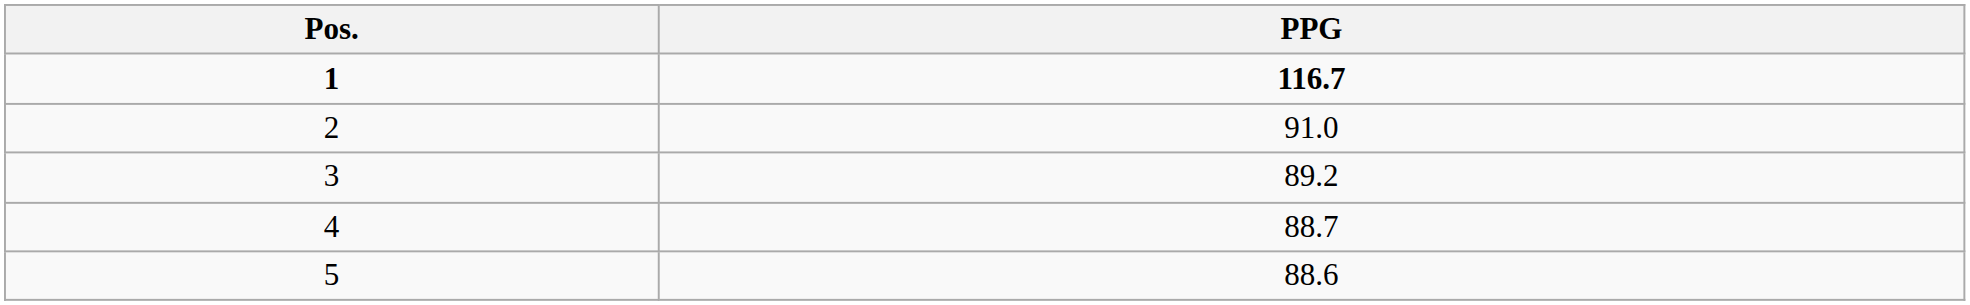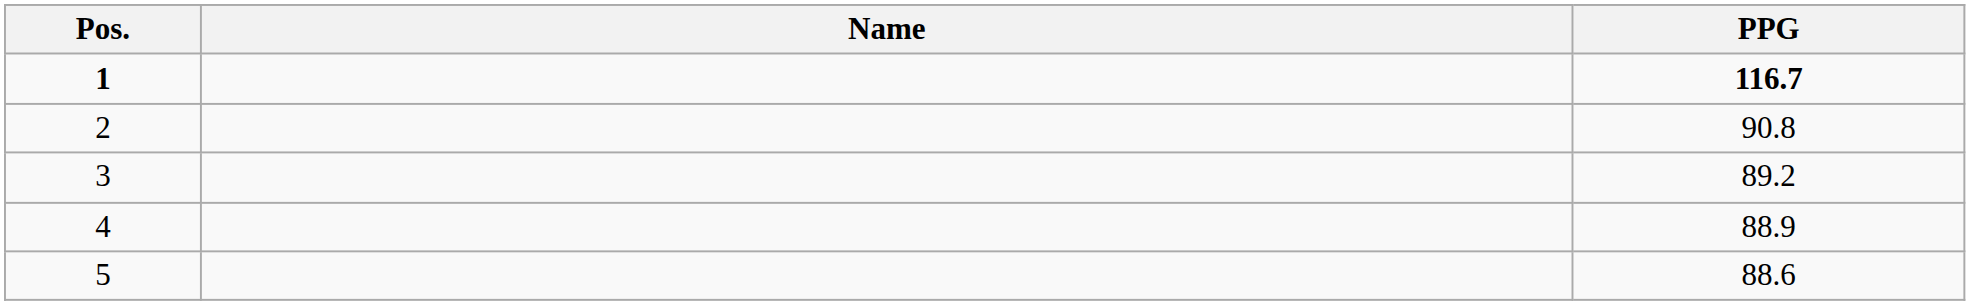+ column: (887, 29)
(1311, 127) 91.0 -> (1769, 127) 90.8
(1311, 226) 88.7 -> (1769, 226) 88.9
